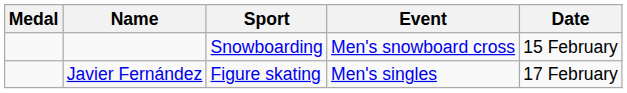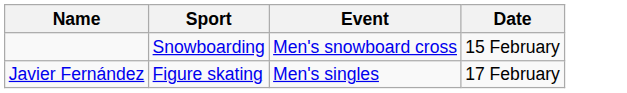- column: (34, 19)
